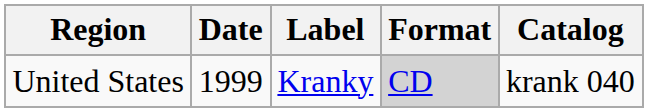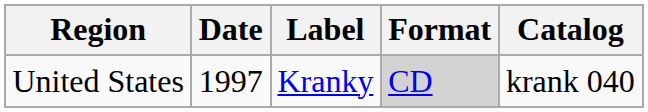(231, 80) 1999 -> (231, 80) 1997
